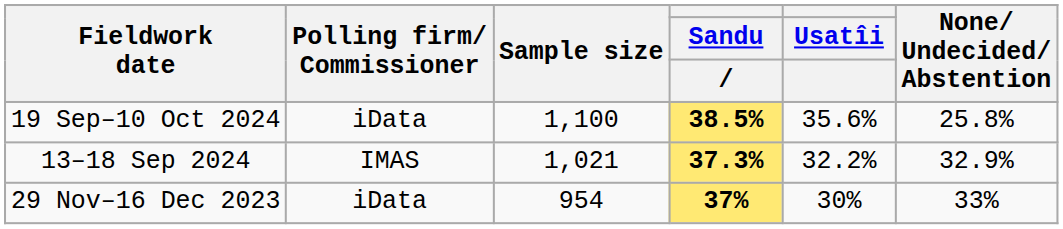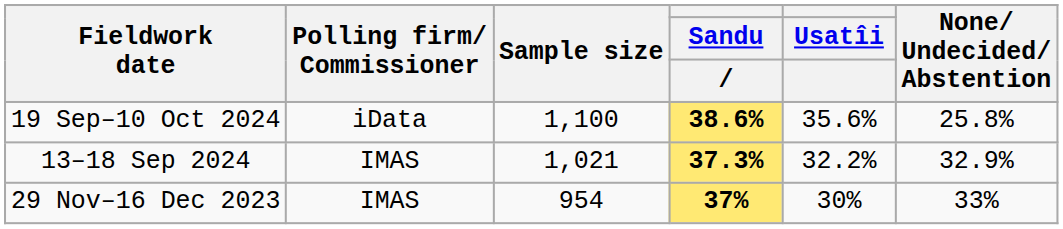(726, 122) 38.5% -> (726, 122) 38.6%
(390, 203) iData -> (390, 203) IMAS
